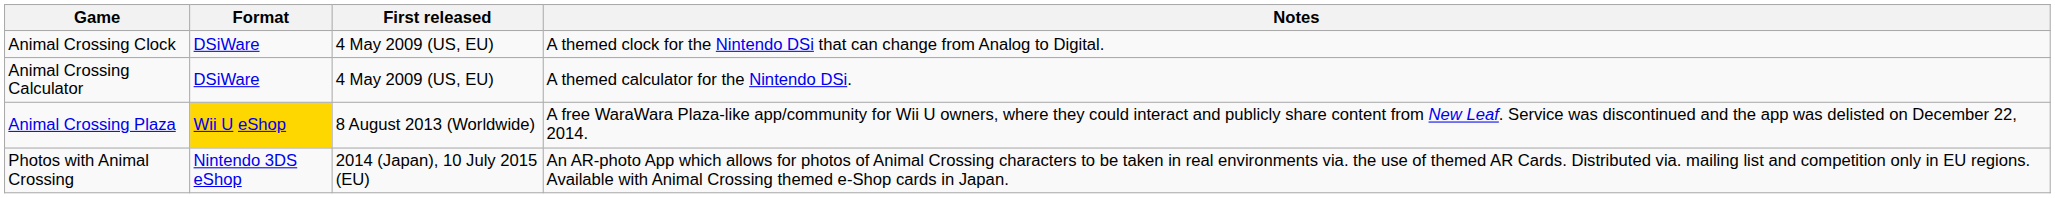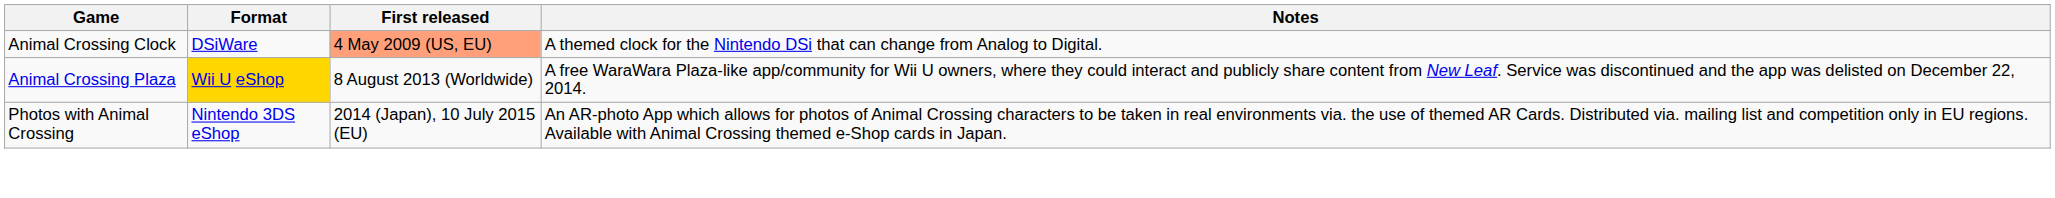(415, 44) no background -> (413, 44) lightsalmon background
- row: (69, 79)
